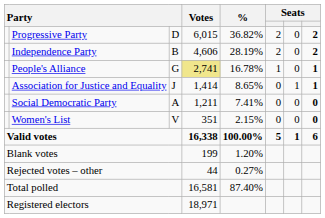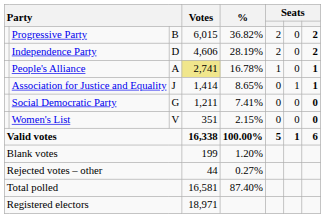(175, 34) D -> (175, 34) B
(175, 51) B -> (175, 51) D
(175, 68) G -> (175, 68) A
(175, 102) A -> (175, 102) G
